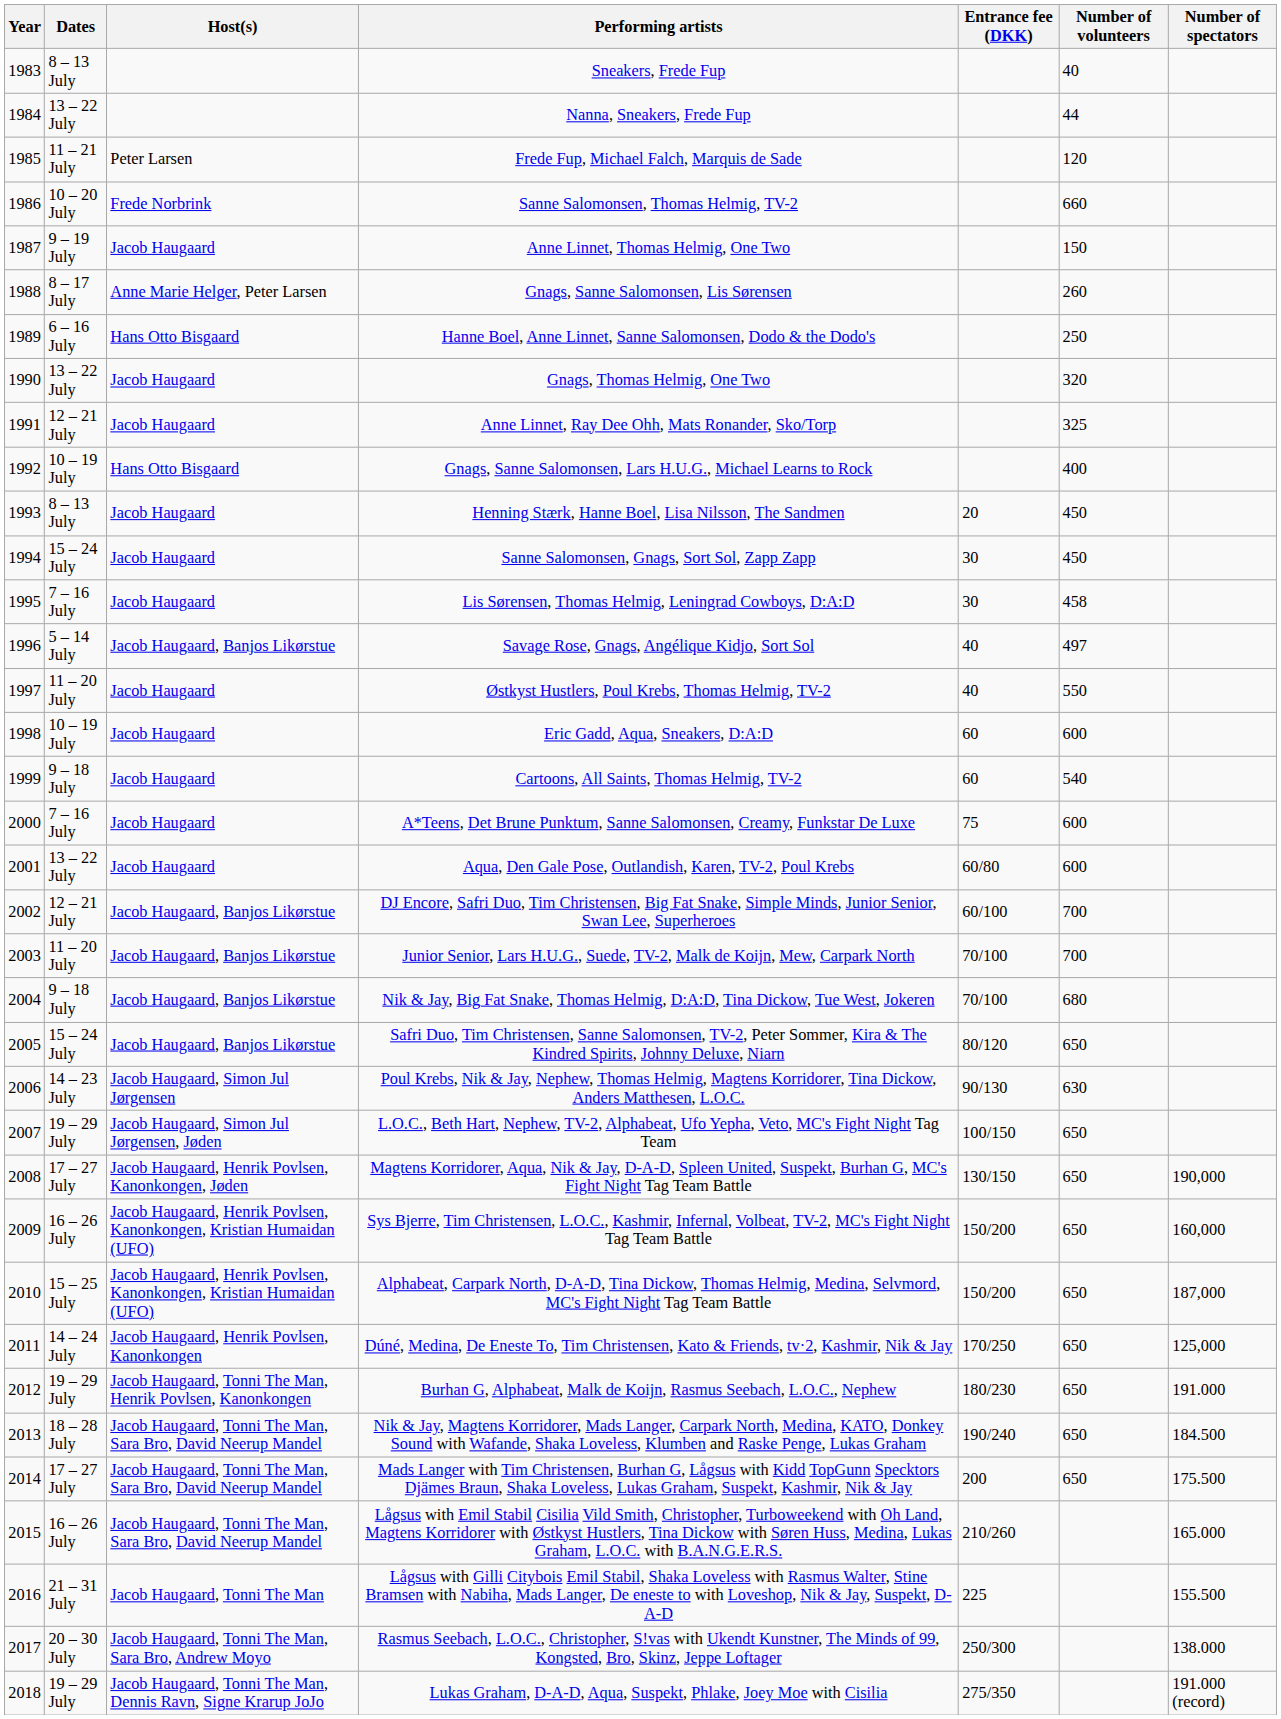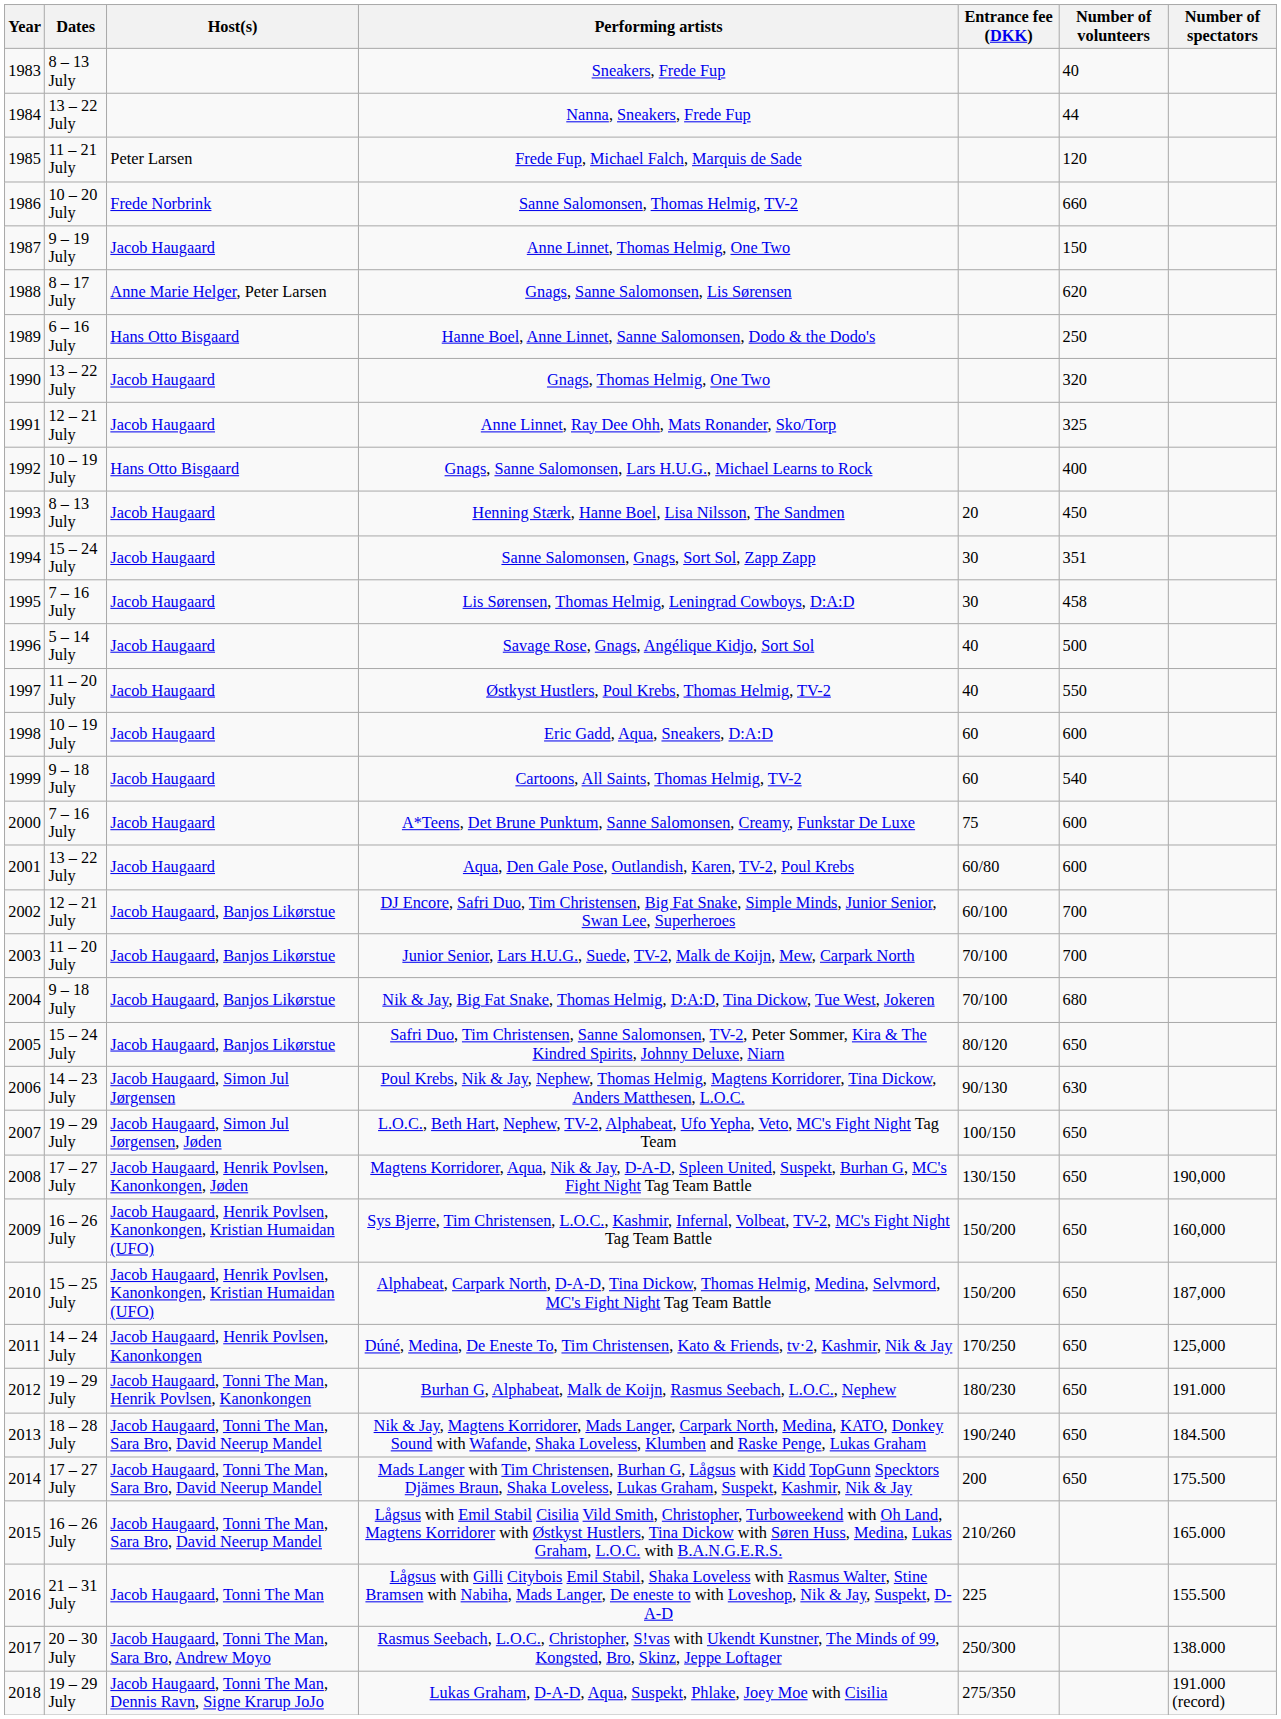(1075, 292) 260 -> (1075, 292) 620
(1075, 557) 450 -> (1075, 557) 351
(223, 646) Jacob Haugaard, Banjos Likørstue -> (163, 646) Jacob Haugaard
(1075, 646) 497 -> (1075, 646) 500
